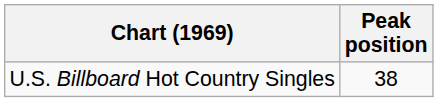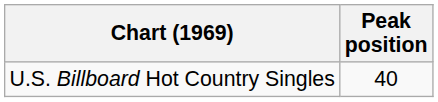(386, 79) 38 -> (386, 79) 40
